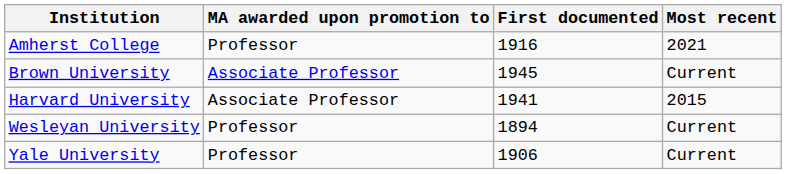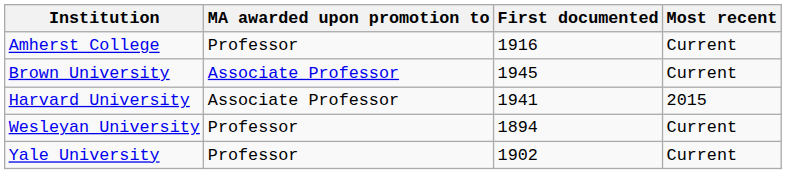(687, 46) 2021 -> (702, 46) Current
(518, 155) 1906 -> (518, 155) 1902
